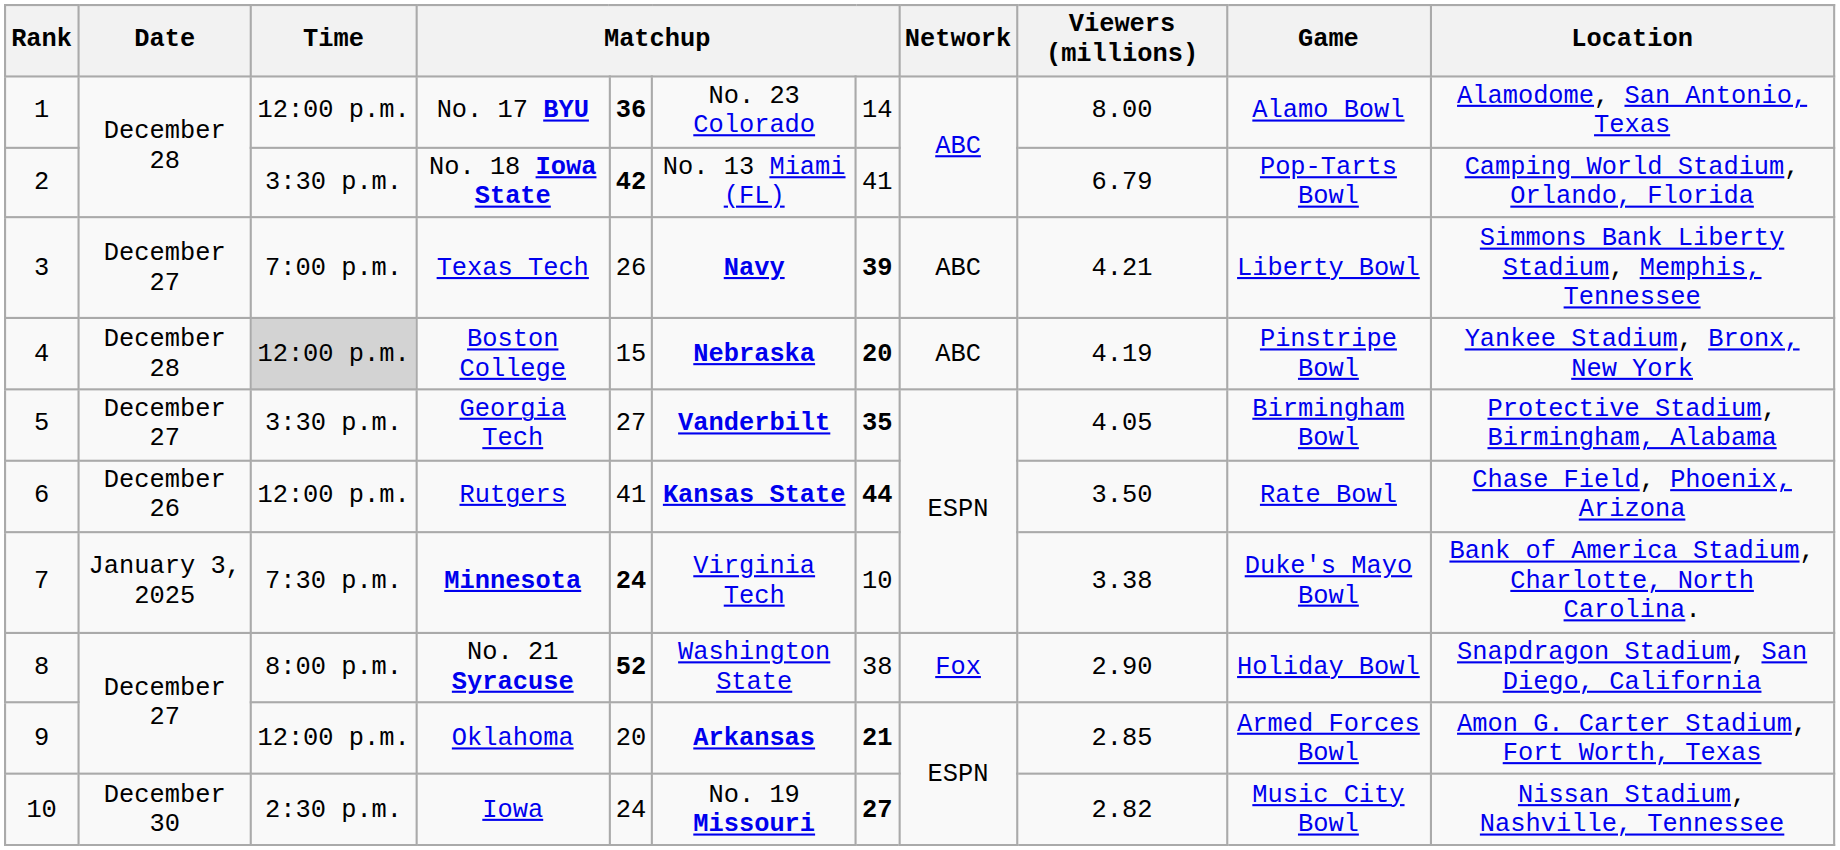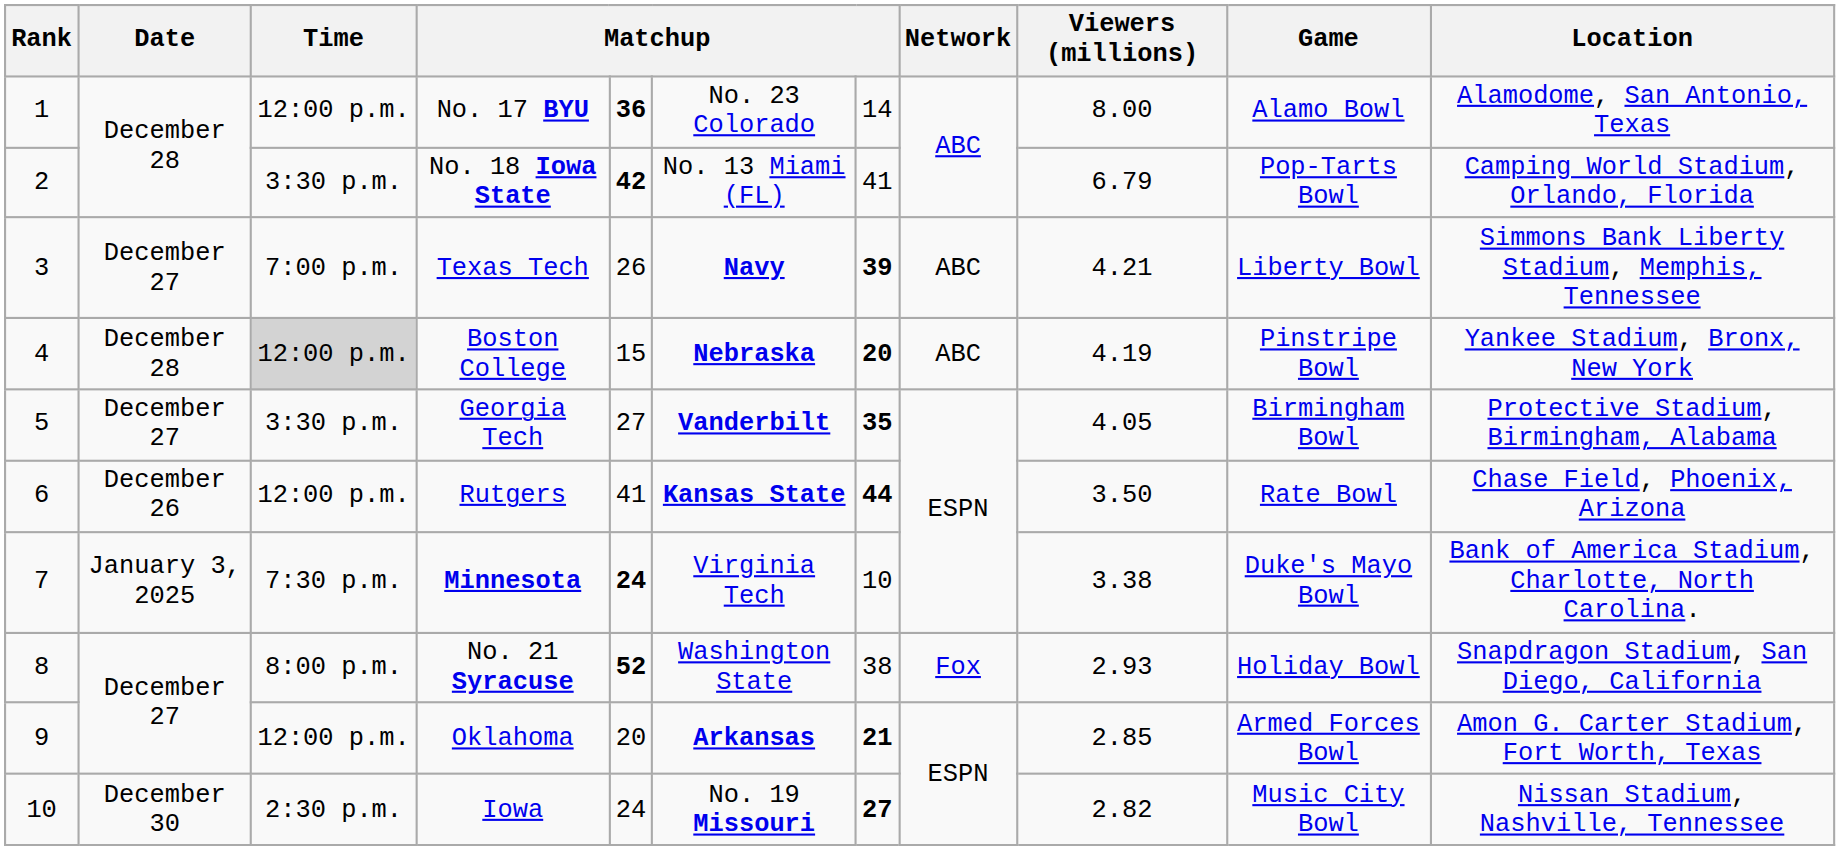(1122, 667) 2.90 -> (1122, 667) 2.93
